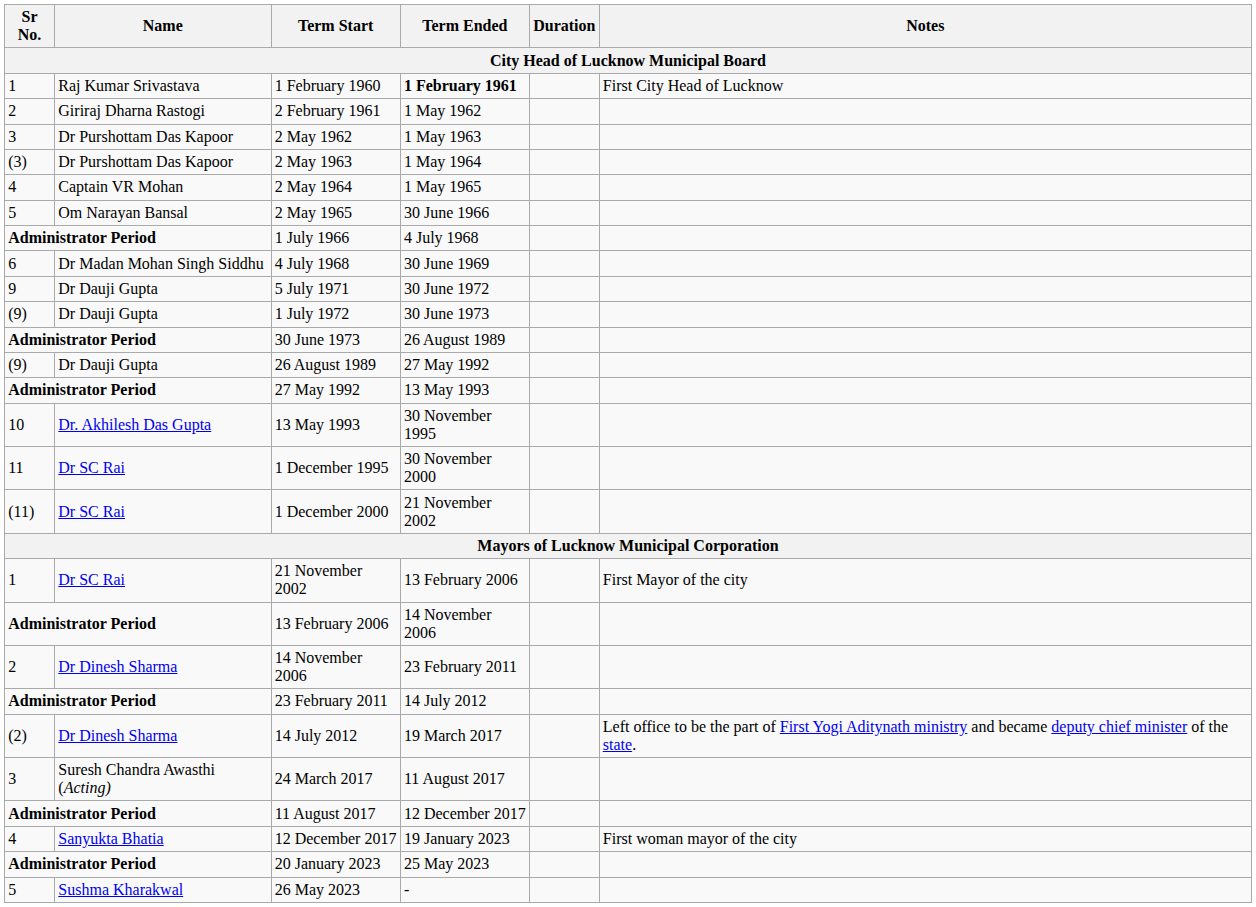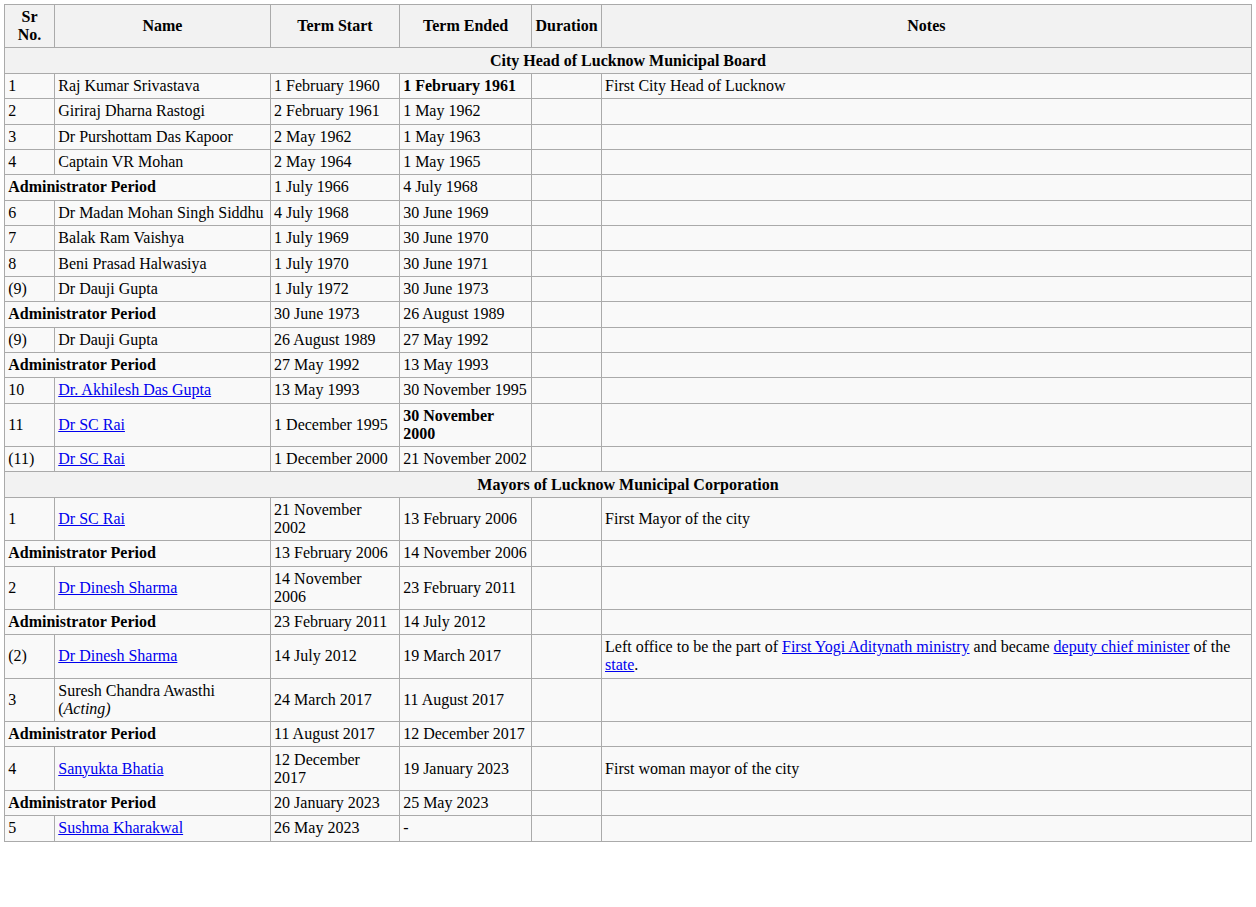- row: (313, 162)
- row: (313, 212)
+ row: (311, 238)
+ row: (311, 263)
- row: (312, 288)
(448, 468) normal -> (449, 424) bold
